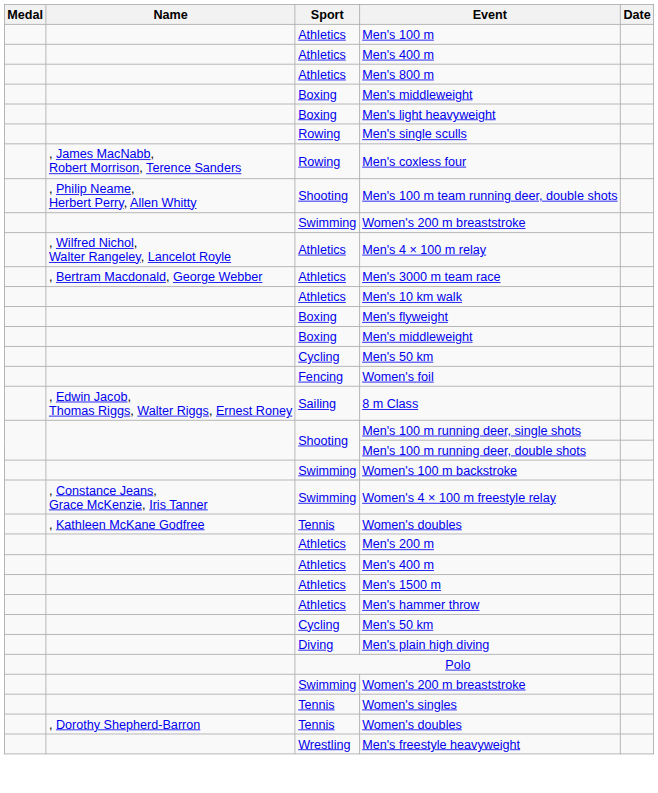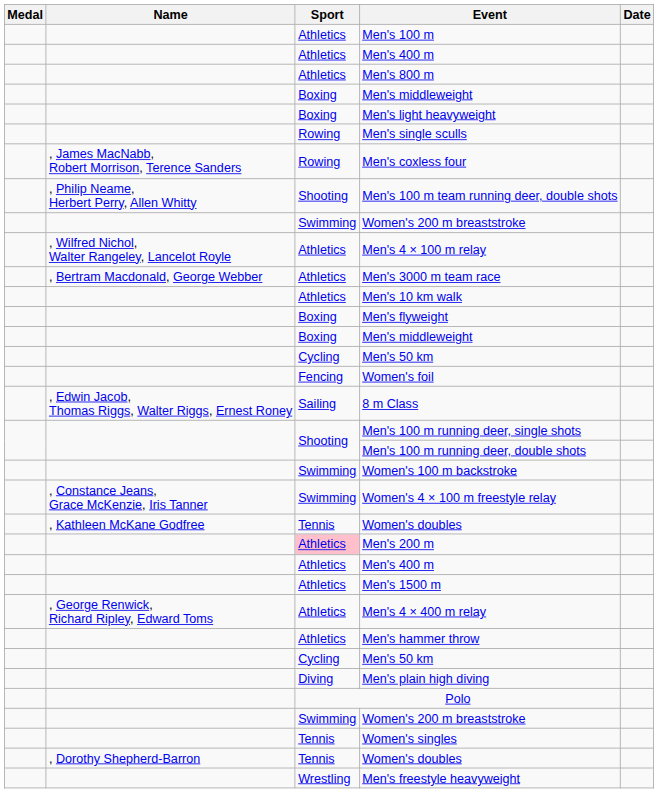(322, 544) no background -> (322, 544) pink background
+ row: (131, 611)
